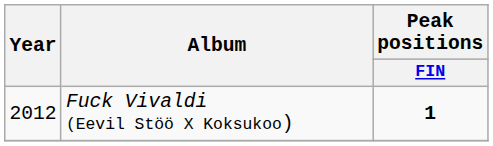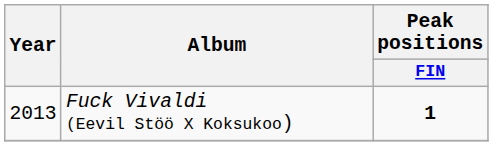(33, 113) 2012 -> (33, 113) 2013
